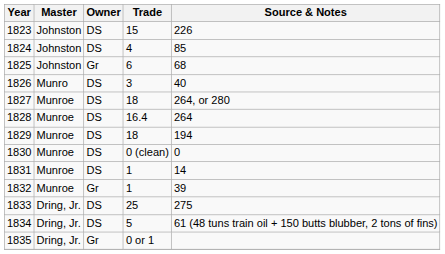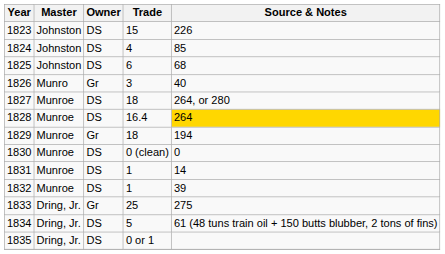(93, 65) Gr -> (94, 65) DS
(94, 83) DS -> (93, 83) Gr
(183, 118) no background -> (183, 118) gold background
(94, 135) DS -> (93, 135) Gr
(93, 188) Gr -> (94, 188) DS
(94, 205) DS -> (93, 205) Gr
(93, 240) Gr -> (94, 240) DS
